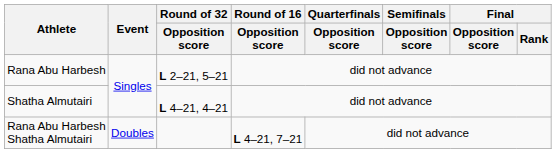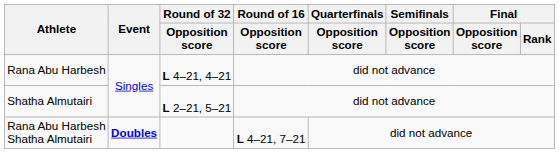(194, 77) L 2–21, 5–21 -> (197, 77) L 4–21, 4–21
(194, 108) L 4–21, 4–21 -> (197, 108) L 2–21, 5–21
(132, 133) normal -> (134, 133) bold
